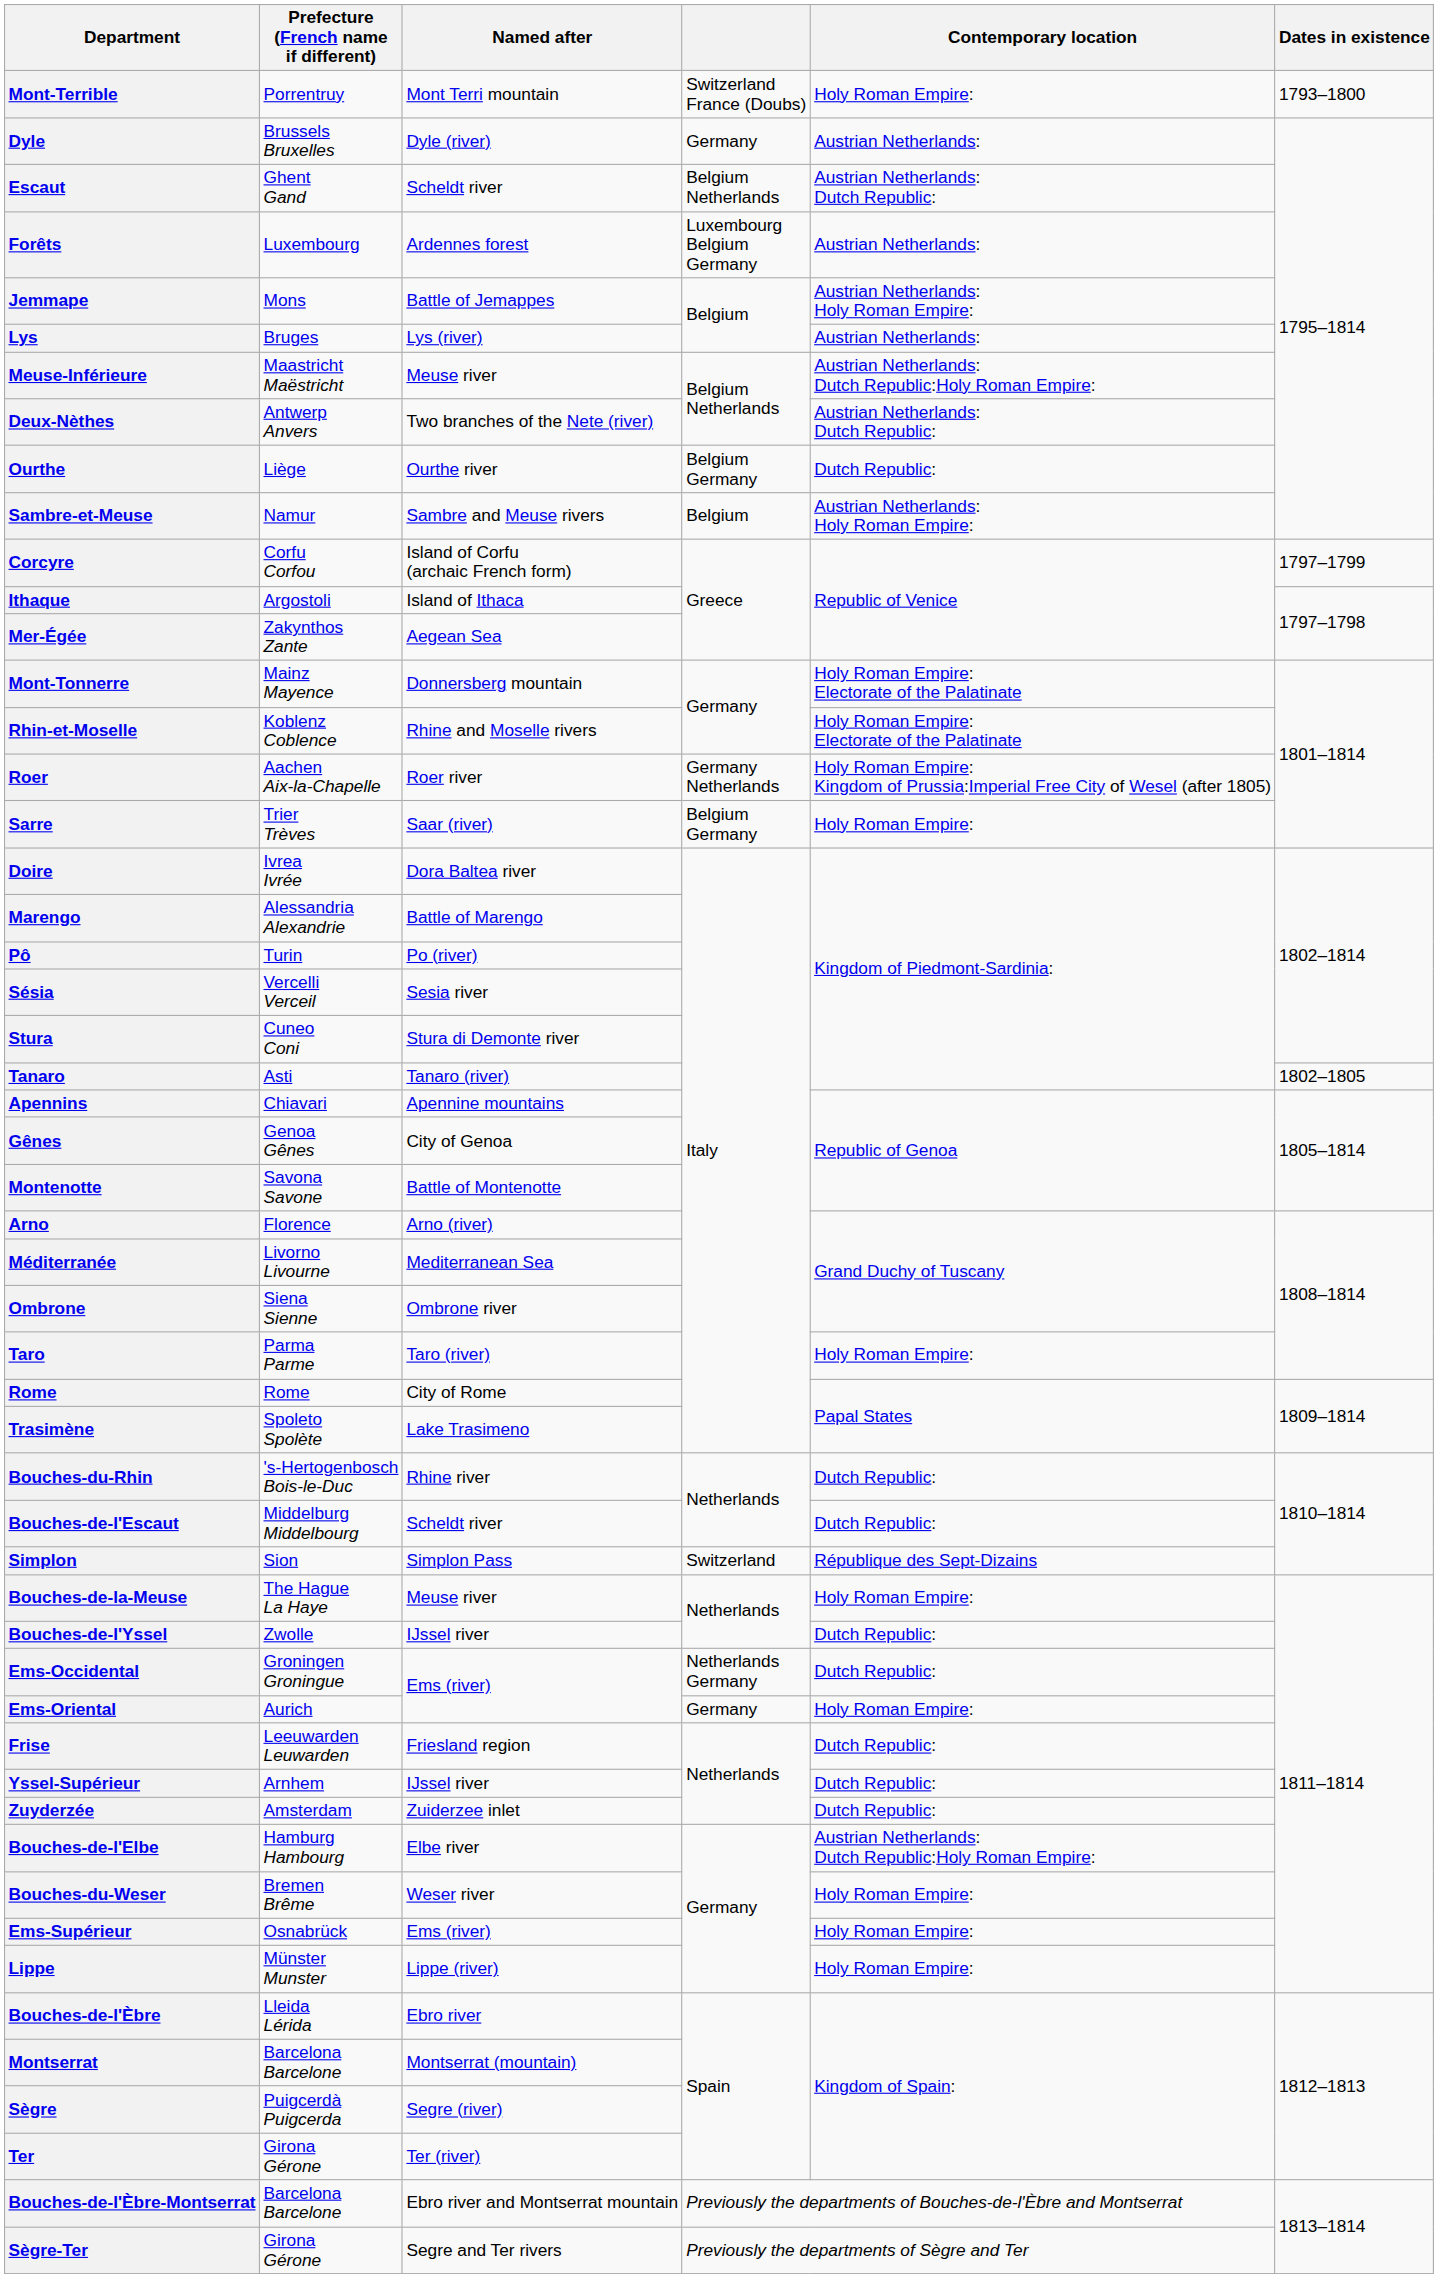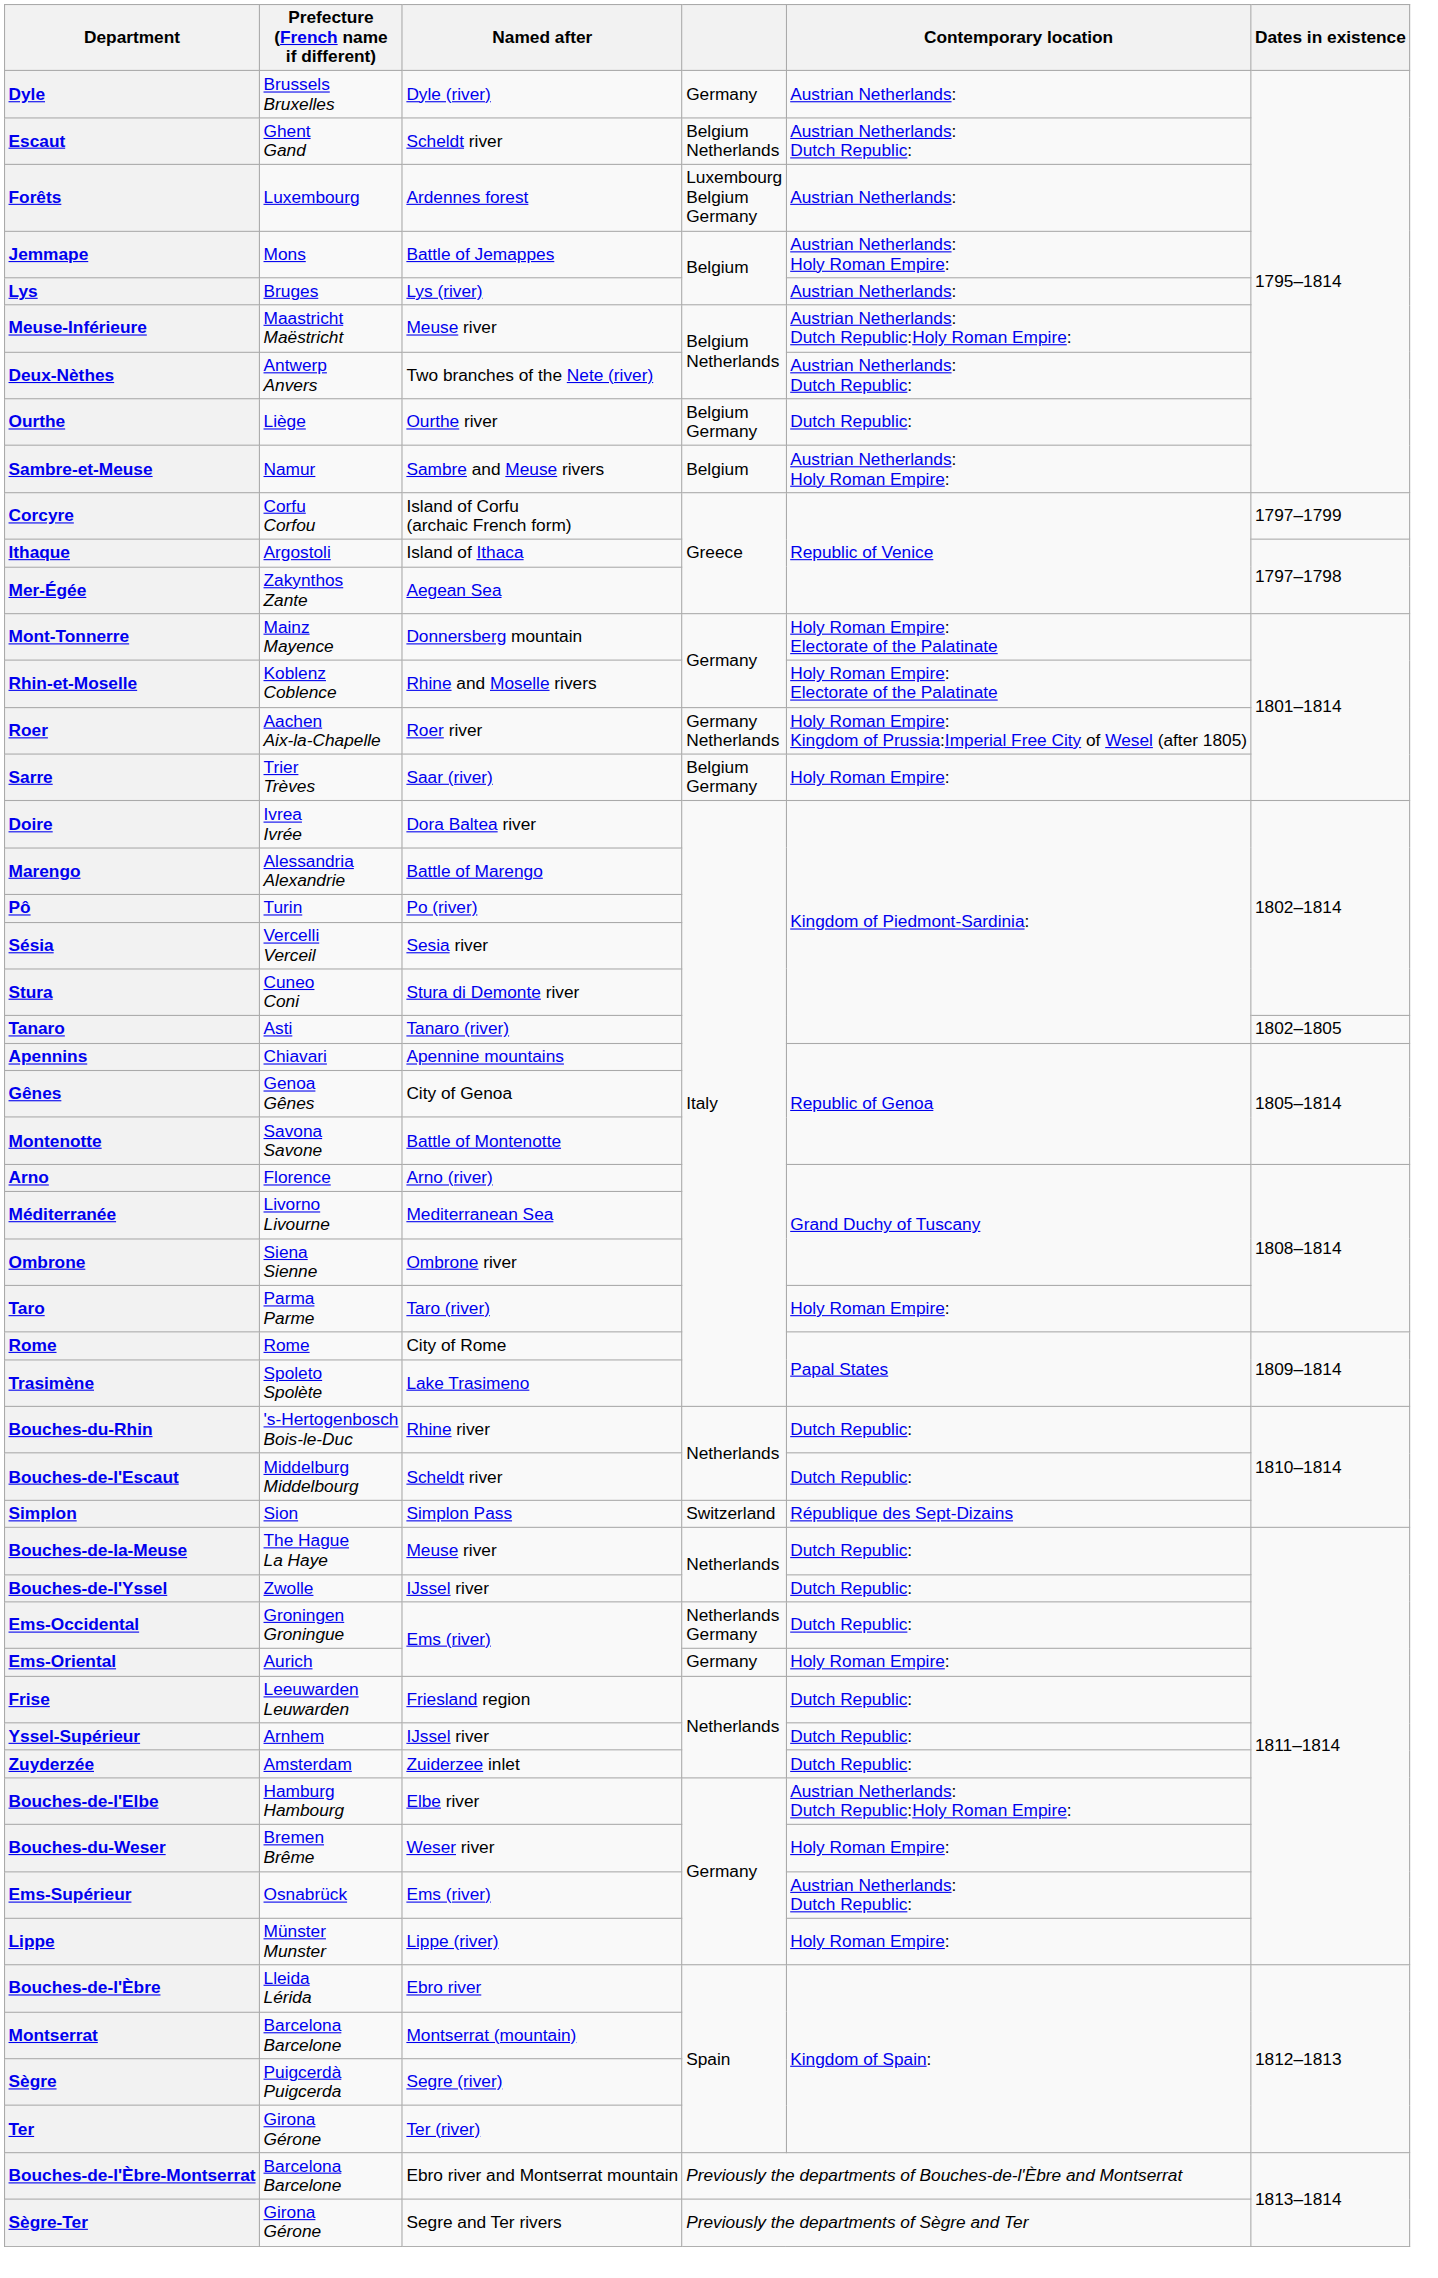- row: (63, 94)
(894, 1597) Holy Roman Empire: -> (851, 1550) Dutch Republic:
(894, 1931) Holy Roman Empire: -> (873, 1894) Austrian Netherlands: Dutch Republic:
